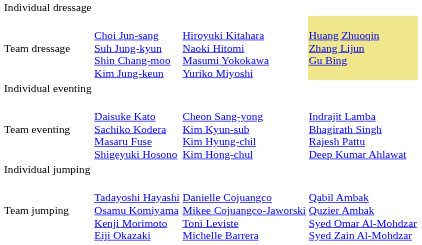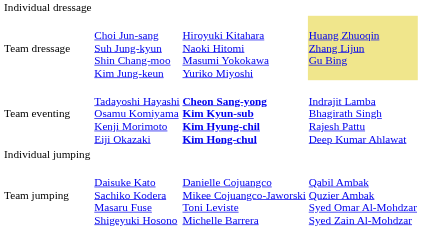- row: (48, 88)
(136, 135) Daisuke Kato Sachiko Kodera Masaru Fuse Shigeyuki Hosono -> (137, 120) Tadayoshi Hayashi Osamu Komiyama Kenji Morimoto Eiji Okazaki
(223, 135) normal -> (225, 120) bold
(137, 216) Tadayoshi Hayashi Osamu Komiyama Kenji Morimoto Eiji Okazaki -> (136, 201) Daisuke Kato Sachiko Kodera Masaru Fuse Shigeyuki Hosono
